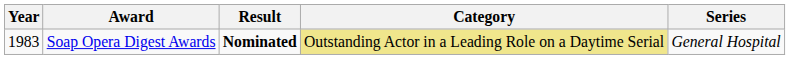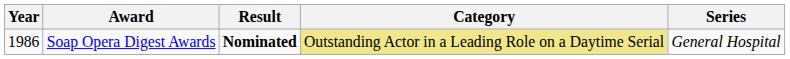(24, 41) 1983 -> (24, 41) 1986
